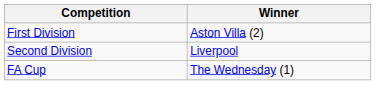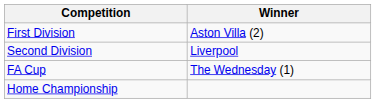+ row: (62, 88)
